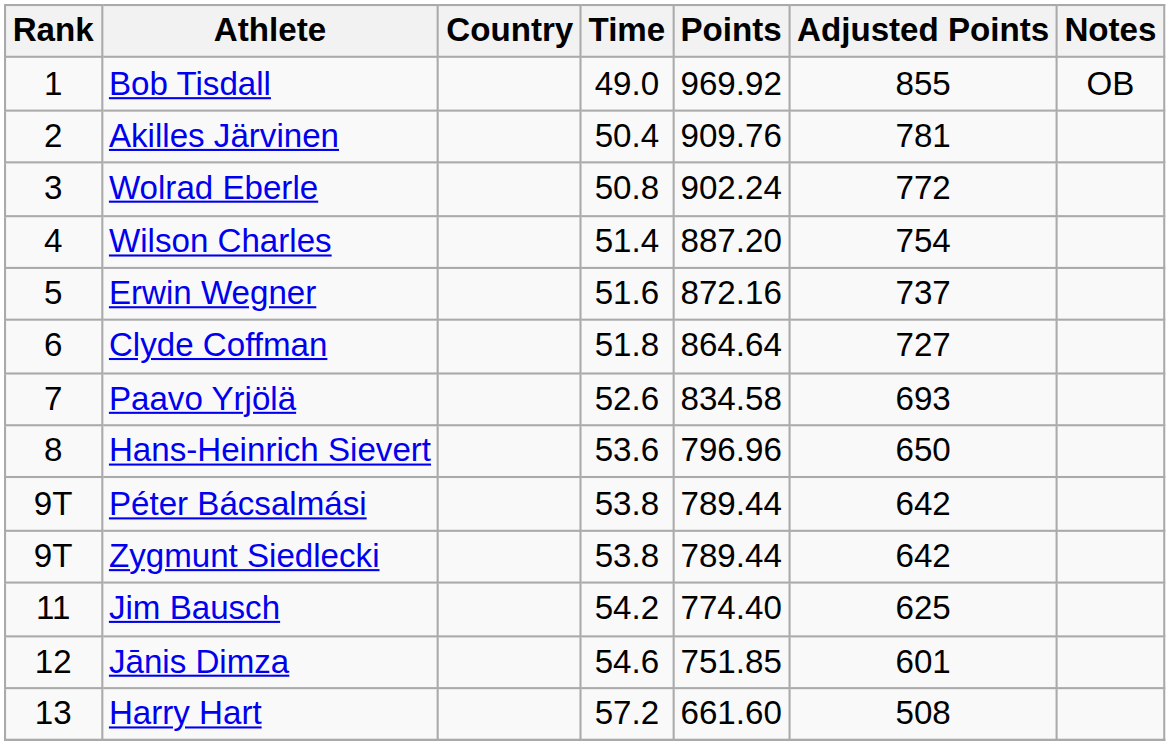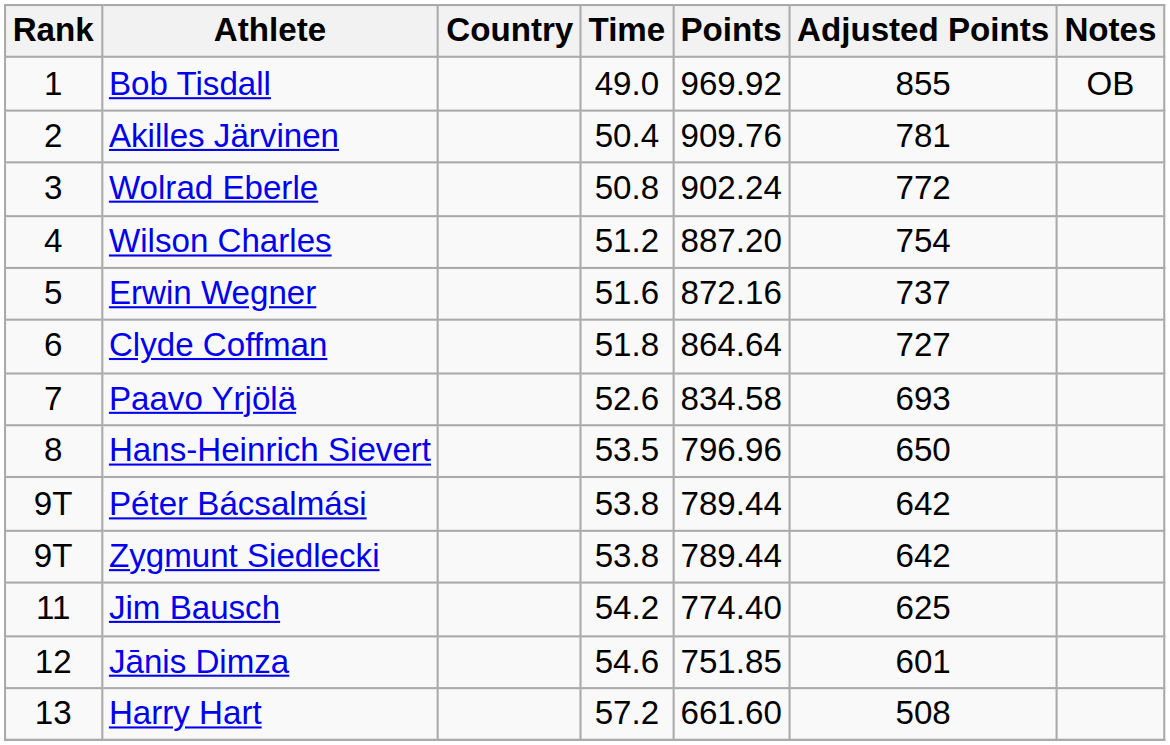(627, 240) 51.4 -> (627, 240) 51.2
(627, 450) 53.6 -> (627, 450) 53.5
